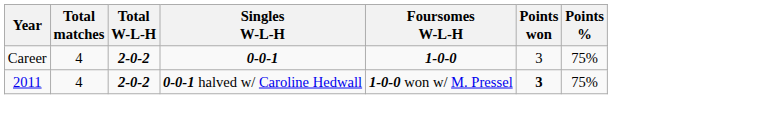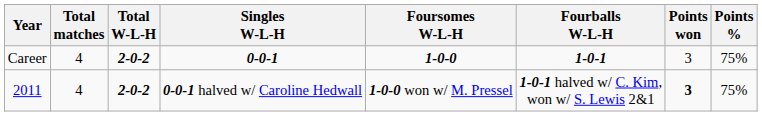+ column: (591, 25)
